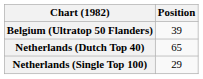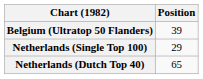rows swapped: (80, 47) <-> (80, 64)
